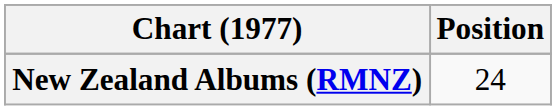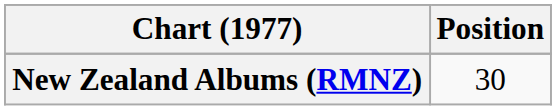(490, 78) 24 -> (490, 78) 30
